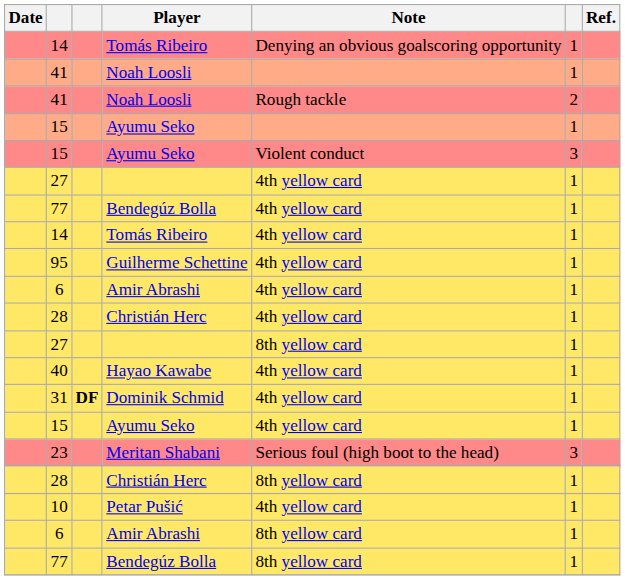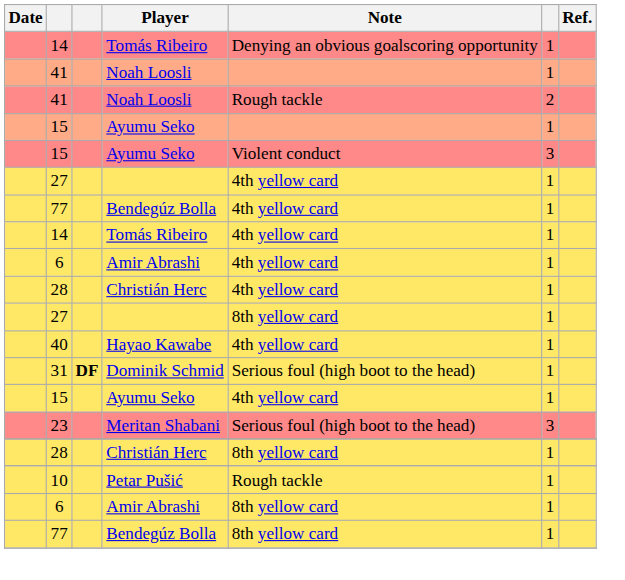- row: (59, 262)
(309, 398) 4th yellow card -> (353, 371) Serious foul (high boot to the head)
(309, 506) 4th yellow card -> (277, 479) Rough tackle
